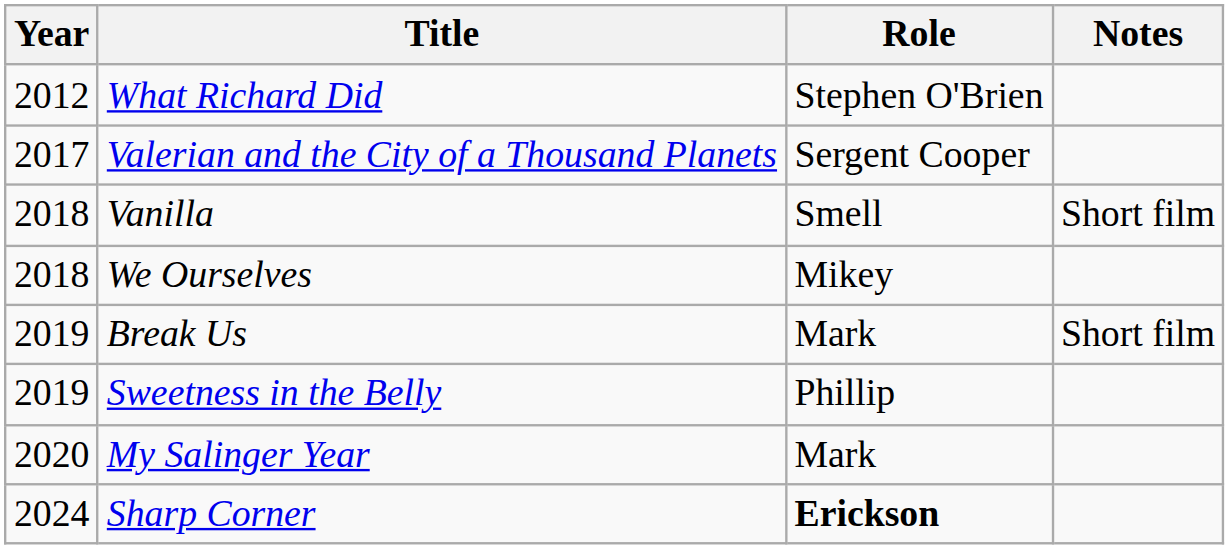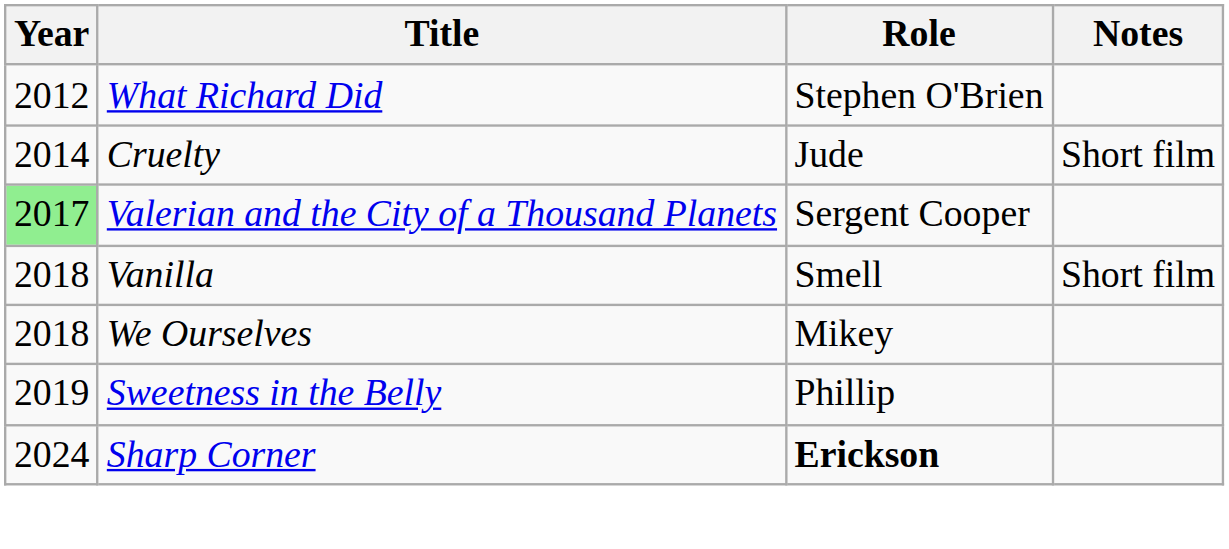+ row: (163, 154)
(52, 154) no background -> (52, 214) lightgreen background
- row: (177, 333)
- row: (238, 453)
